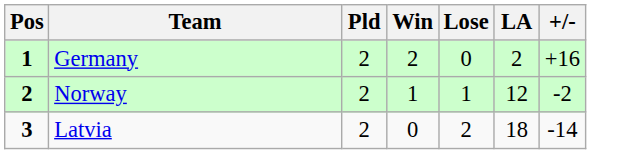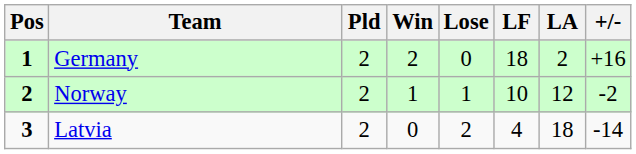+ column: (517, 22)
